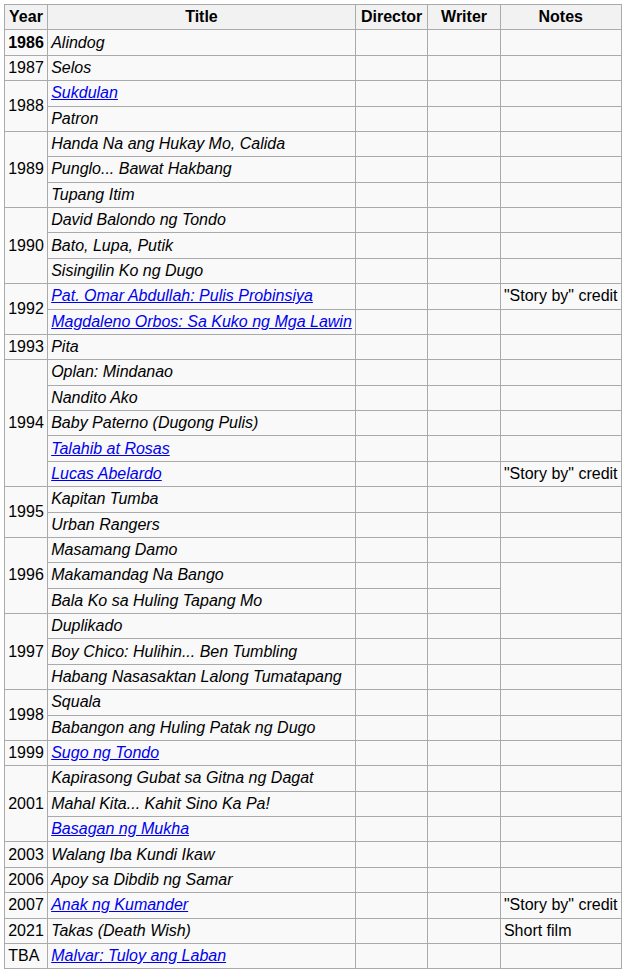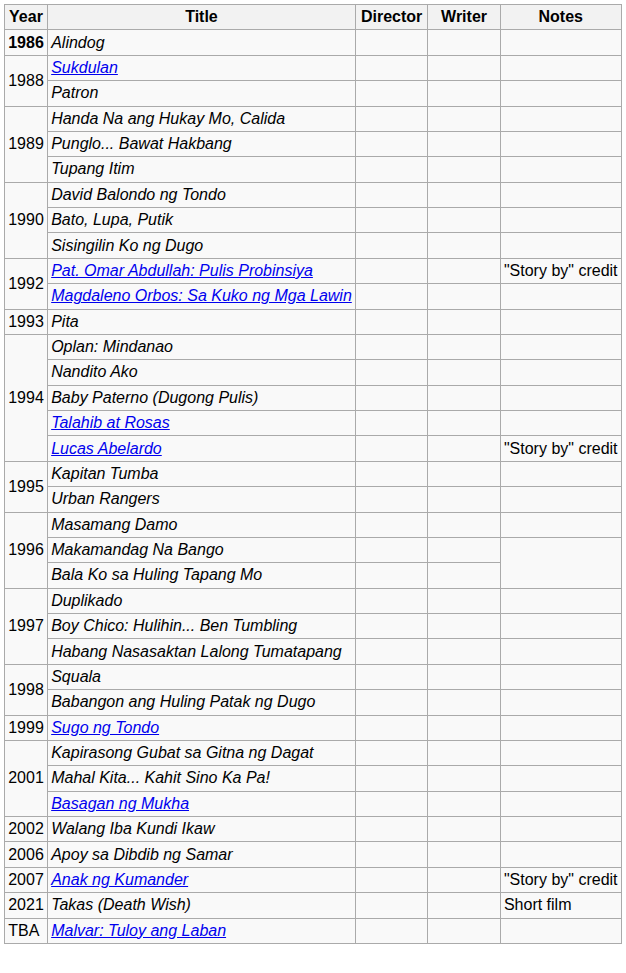- row: (71, 67)
(26, 854) 2003 -> (26, 829) 2002
